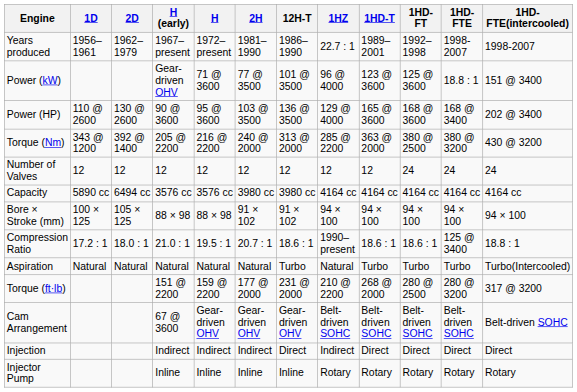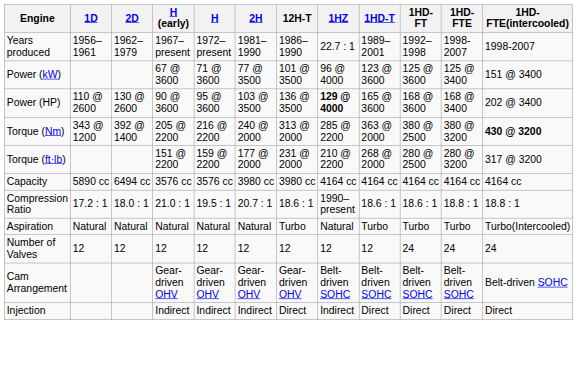(169, 80) Gear-driven OHV -> (168, 74) 67 @ 3600
(461, 80) 18.8 : 1 -> (459, 74) 125 @ 3400
(336, 114) normal -> (335, 103) bold
(513, 143) normal -> (513, 131) bold
rows swapped: (36, 288) <-> (31, 171)
- row: (35, 215)
(459, 244) 125 @ 3400 -> (461, 204) 18.8 : 1
(168, 322) 67 @ 3600 -> (169, 282) Gear-driven OHV
- row: (24, 373)
